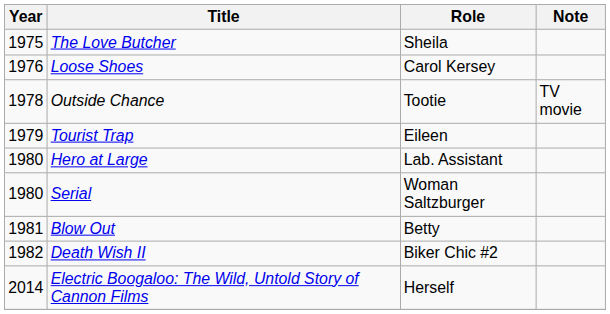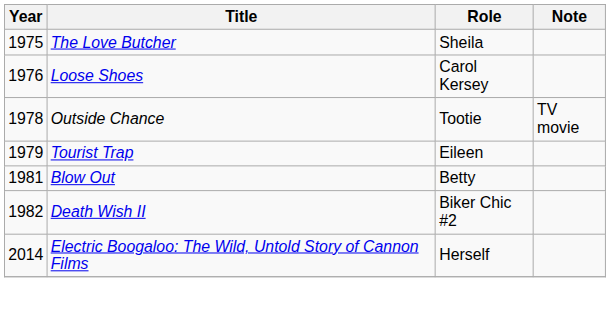- row: (99, 160)
- row: (71, 194)
